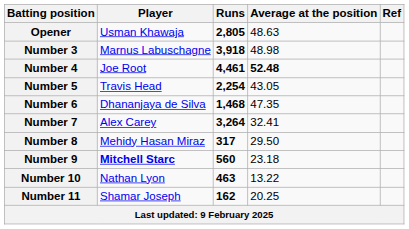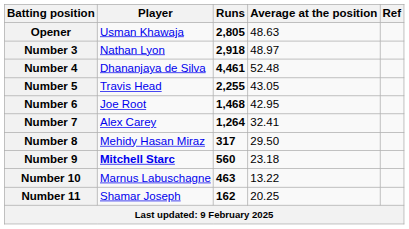(155, 50) Marnus Labuschagne -> (132, 50) Nathan Lyon
(231, 50) 3,918 -> (231, 50) 2,918
(265, 50) 48.98 -> (265, 50) 48.97
(123, 68) Joe Root -> (153, 68) Dhananjaya de Silva
(265, 68) bold -> (265, 68) normal
(231, 86) 2,254 -> (231, 86) 2,255
(153, 104) Dhananjaya de Silva -> (123, 104) Joe Root
(265, 104) 47.35 -> (265, 104) 42.95
(231, 123) 3,264 -> (231, 123) 1,264
(132, 178) Nathan Lyon -> (155, 178) Marnus Labuschagne
